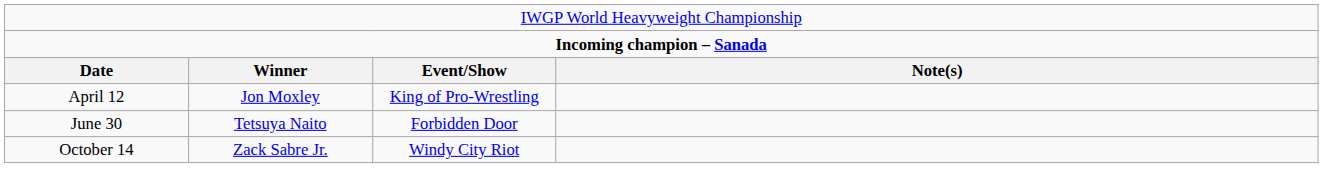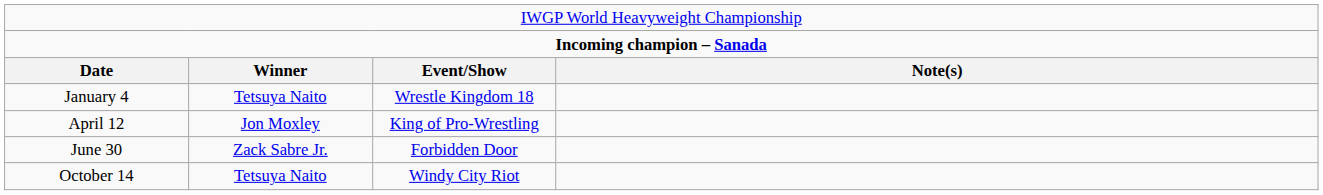+ row: (96, 96)
(280, 123) Tetsuya Naito -> (280, 149) Zack Sabre Jr.
(280, 149) Zack Sabre Jr. -> (280, 176) Tetsuya Naito
